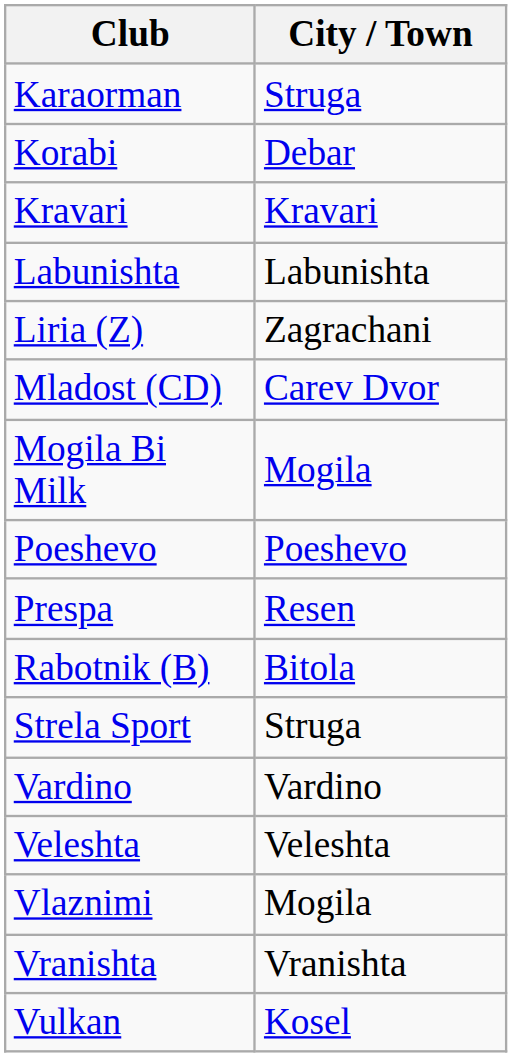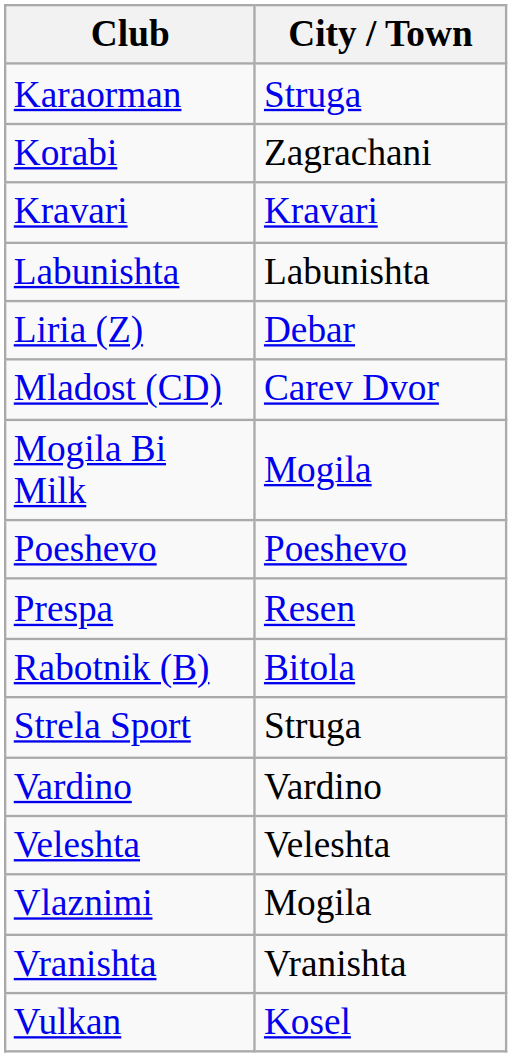(309, 152) Debar -> (348, 152) Zagrachani
(348, 329) Zagrachani -> (309, 329) Debar
